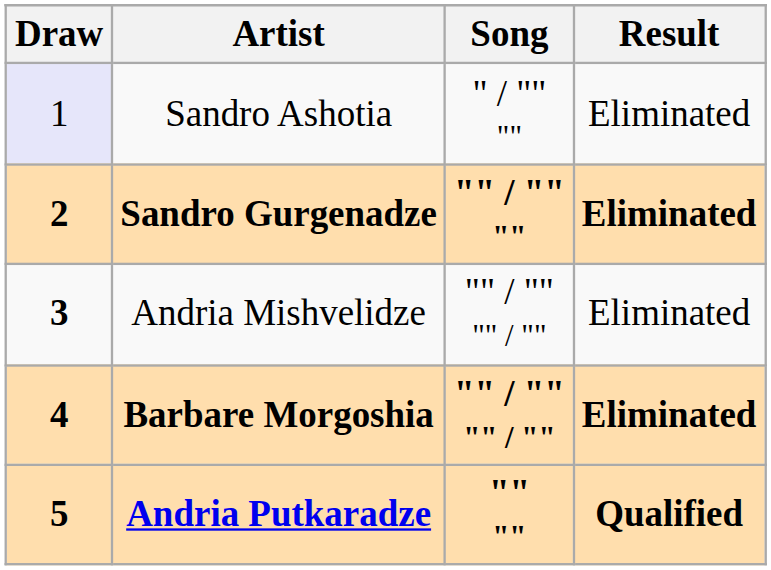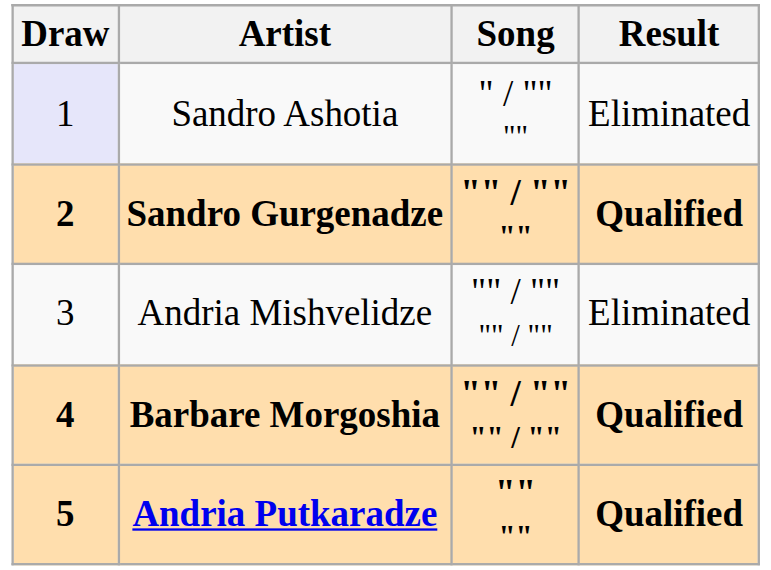(669, 213) Eliminated -> (669, 213) Qualified
(59, 313) bold -> (65, 313) normal
(669, 413) Eliminated -> (669, 413) Qualified
